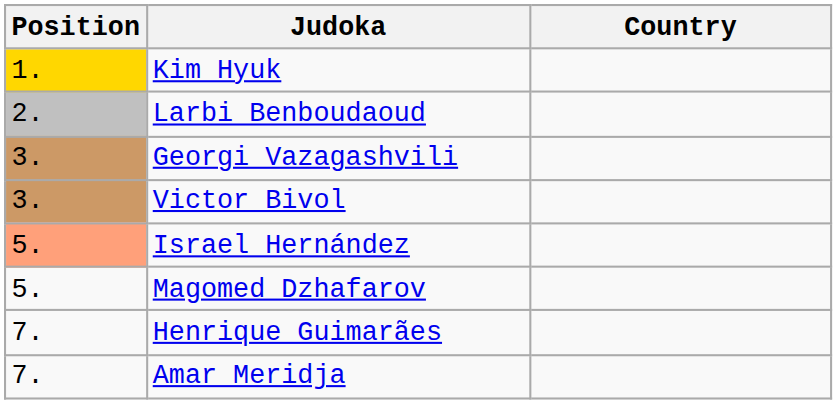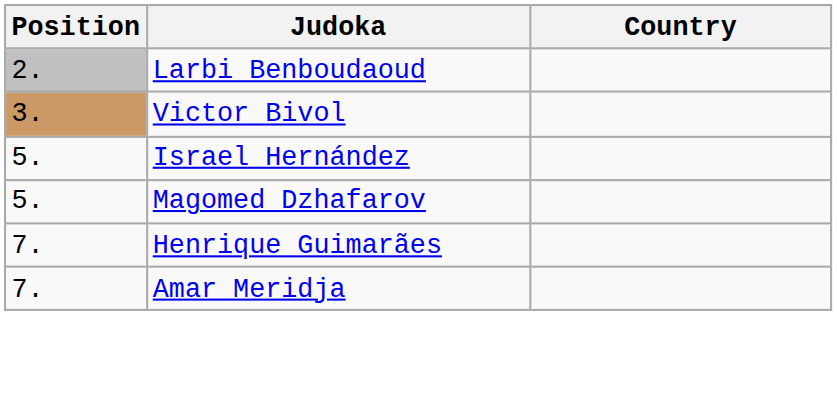- row: (217, 70)
- row: (305, 158)
(27, 245) lightsalmon background -> (27, 158) no background
